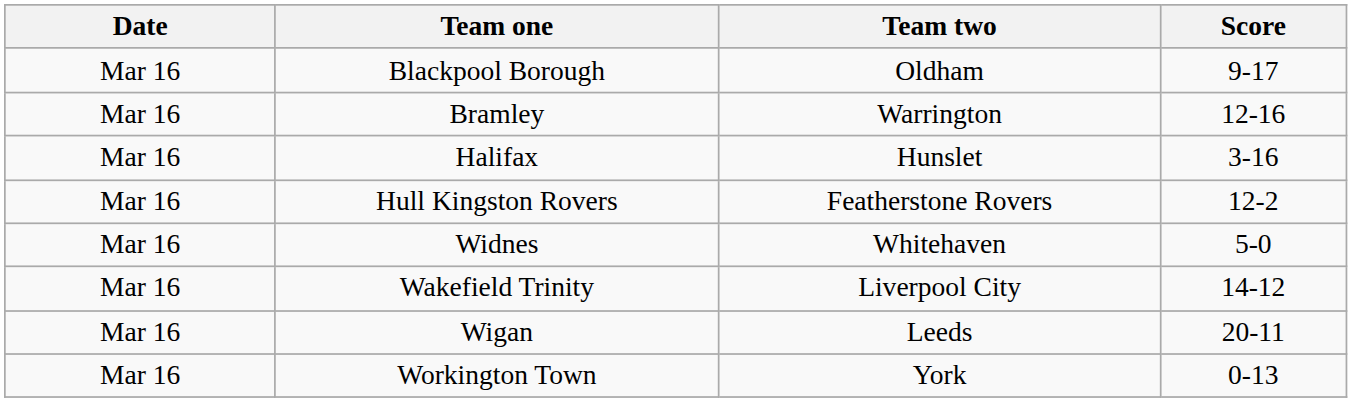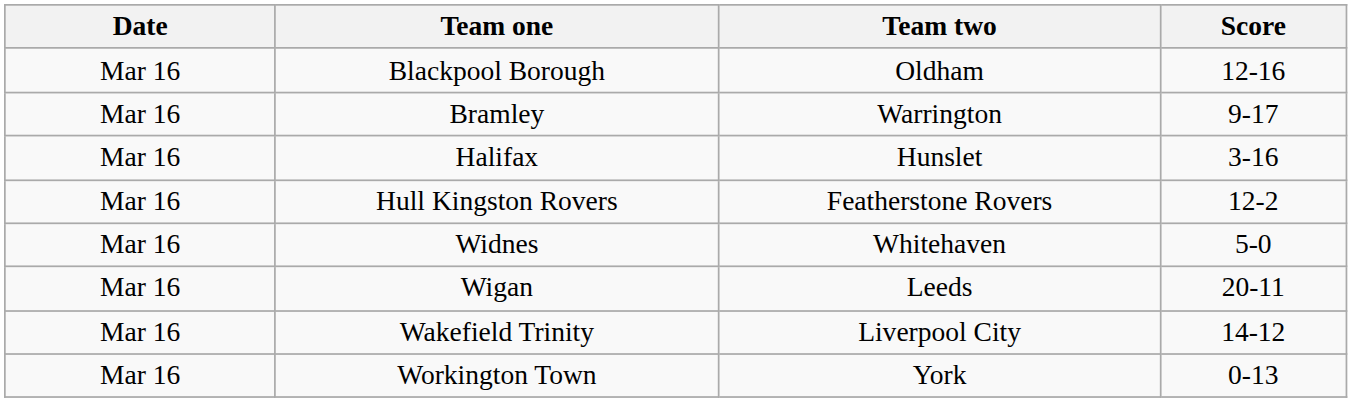(1253, 69) 9-17 -> (1253, 69) 12-16
(1253, 113) 12-16 -> (1253, 113) 9-17
rows swapped: (497, 288) <-> (497, 331)
